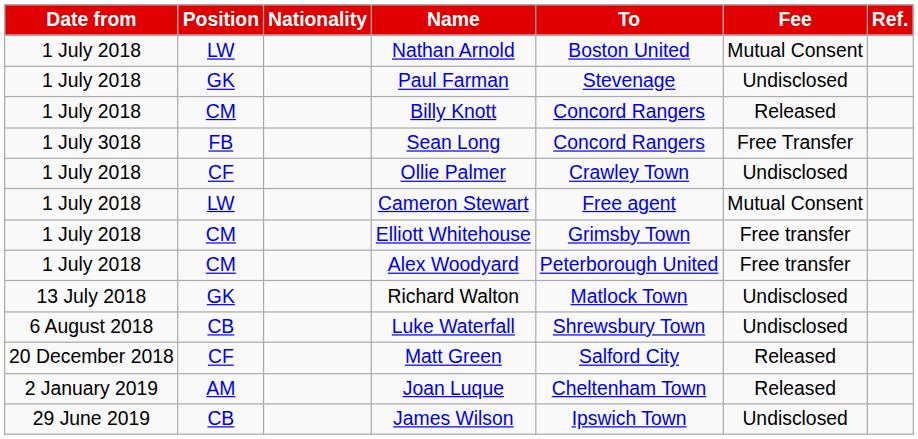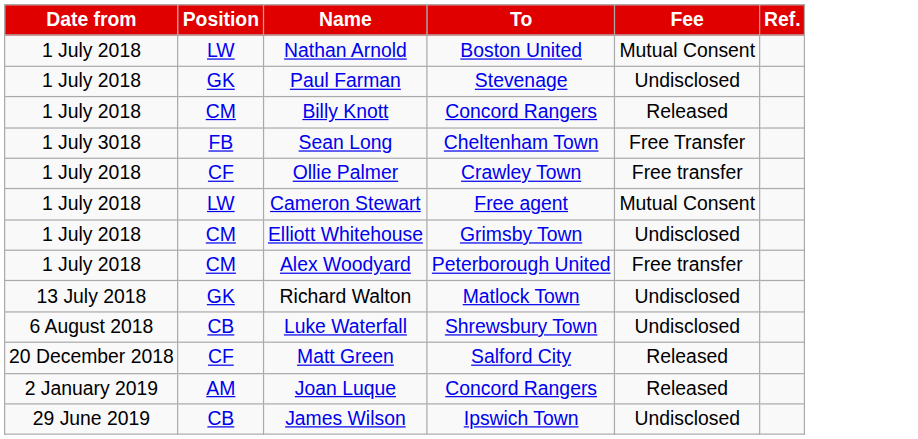- column: (317, 19)
(629, 142) Concord Rangers -> (521, 142) Cheltenham Town
(795, 173) Undisclosed -> (687, 173) Free transfer
(795, 234) Free transfer -> (687, 234) Undisclosed
(629, 388) Cheltenham Town -> (521, 388) Concord Rangers
